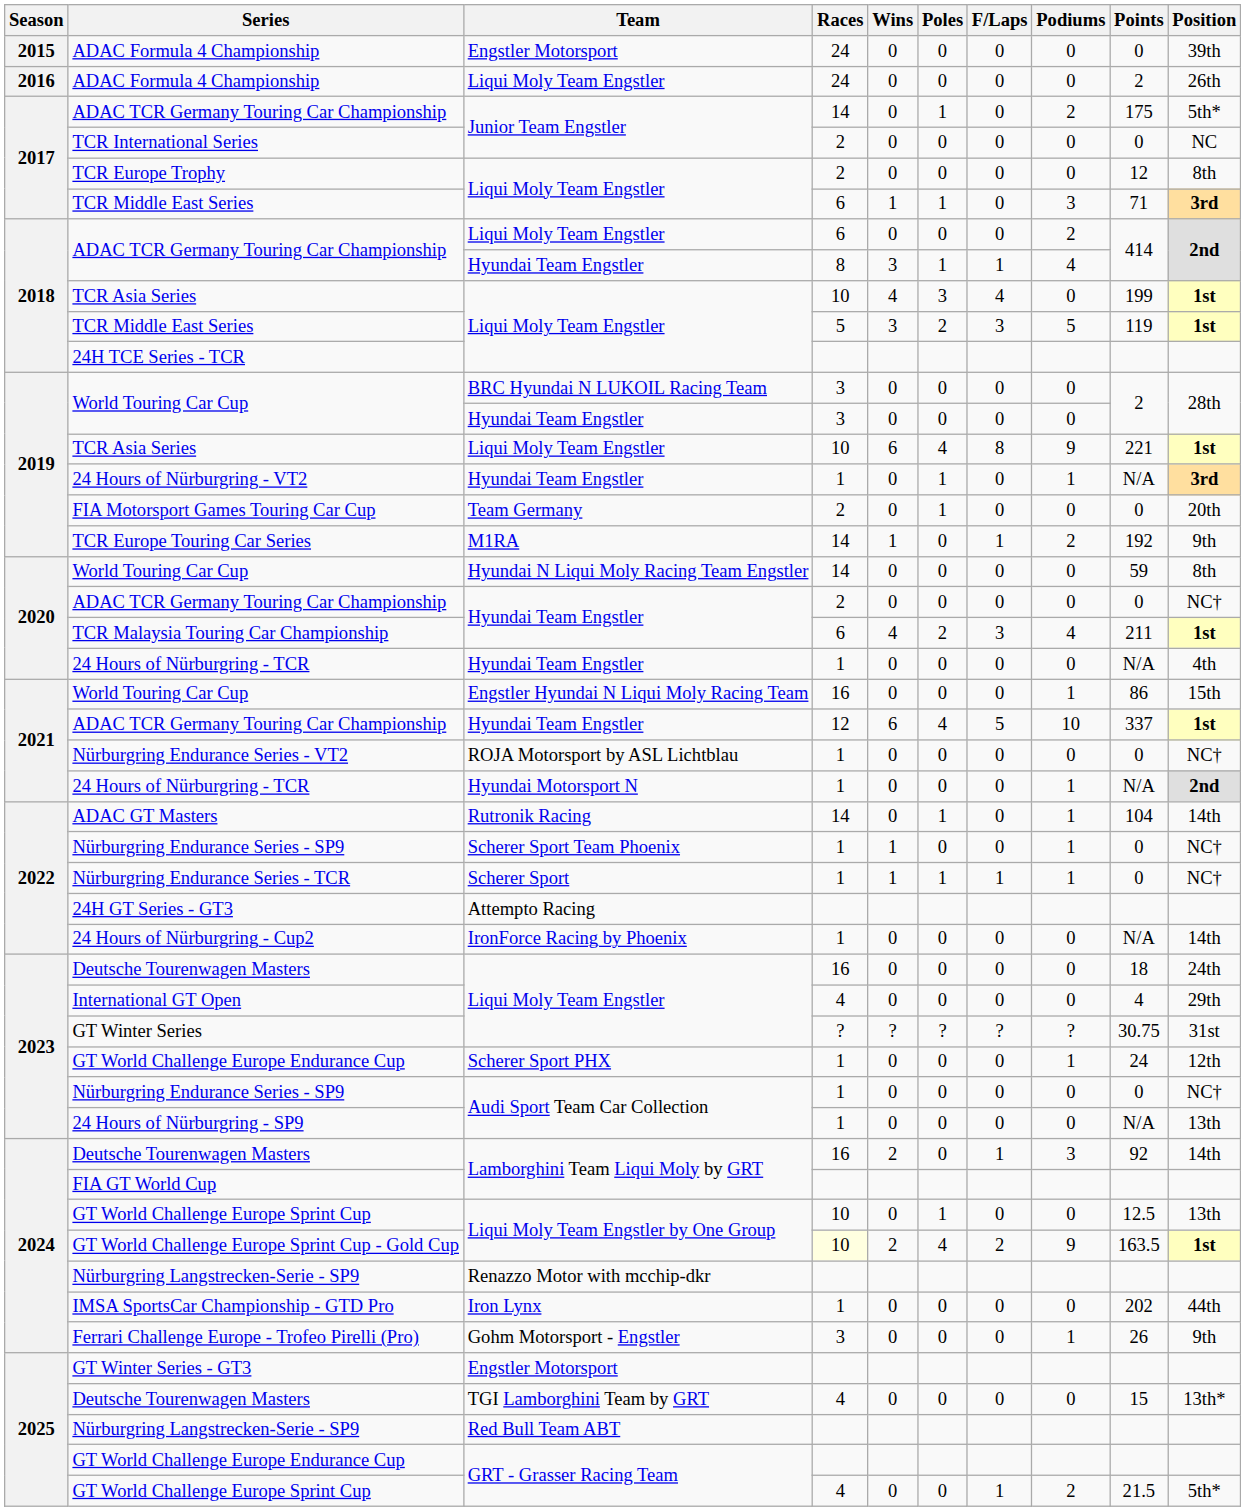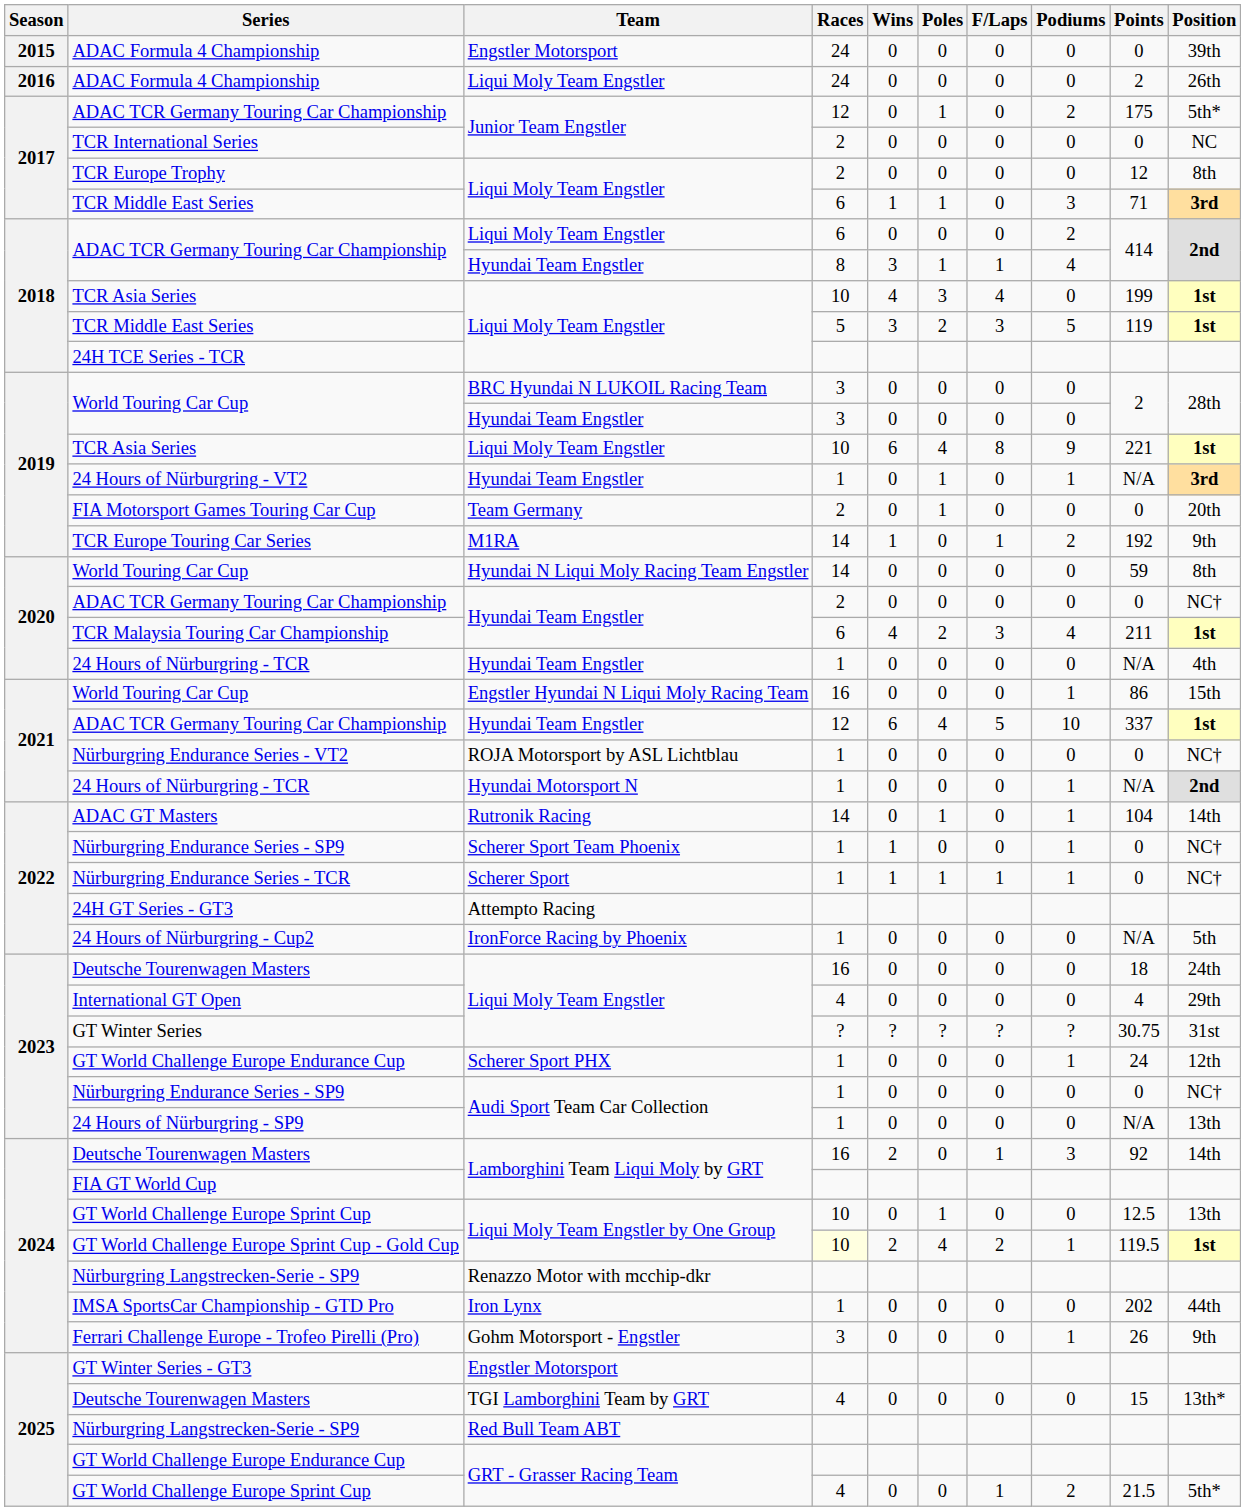(840, 112) 14 -> (840, 112) 12
(1204, 939) 14th -> (1204, 939) 5th
(1071, 1245) 9 -> (1071, 1245) 1
(1139, 1245) 163.5 -> (1139, 1245) 119.5
